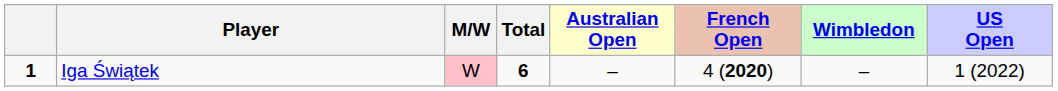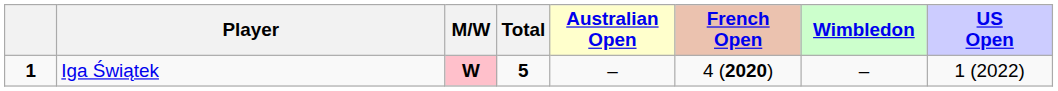(471, 70) normal -> (471, 70) bold
(523, 70) 6 -> (523, 70) 5
